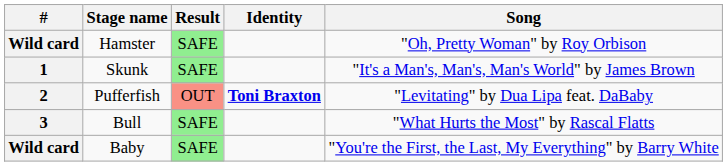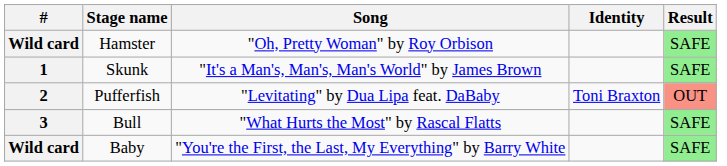columns swapped: (524, 17) <-> (198, 17)
(274, 95) bold -> (617, 95) normal
